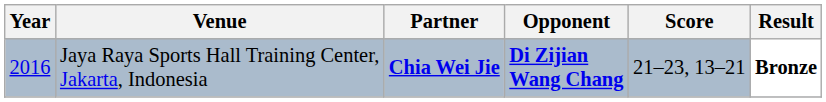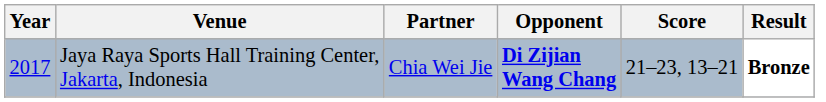(30, 67) 2016 -> (30, 67) 2017
(444, 67) bold -> (441, 67) normal
